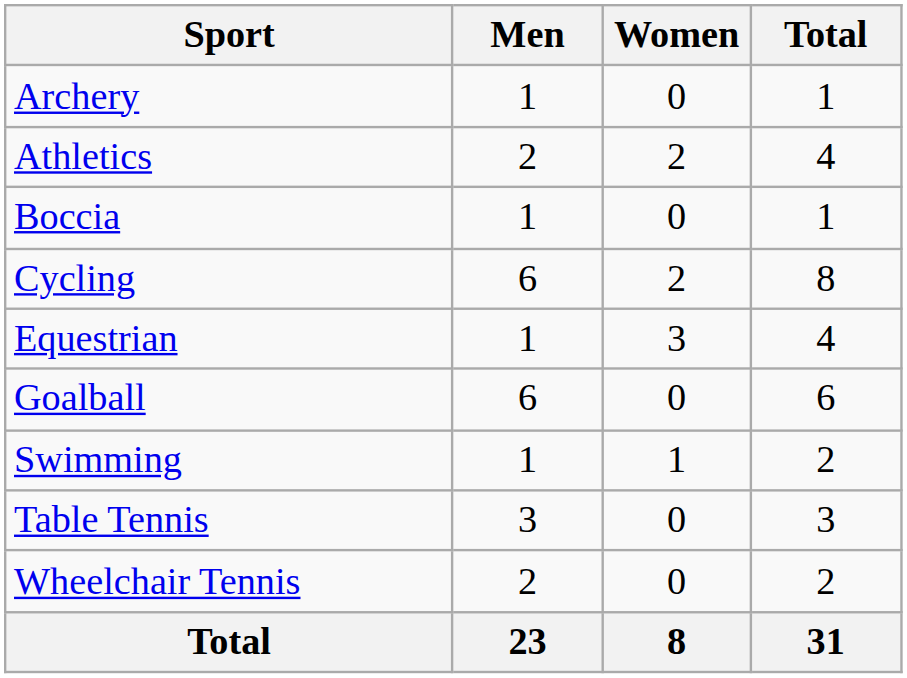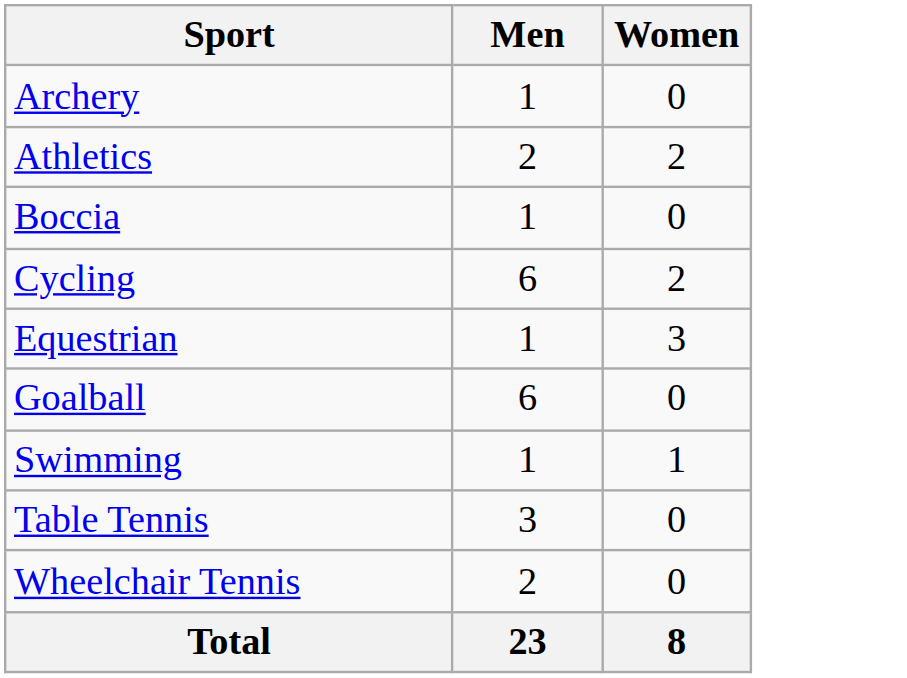- column: (826, 34)
